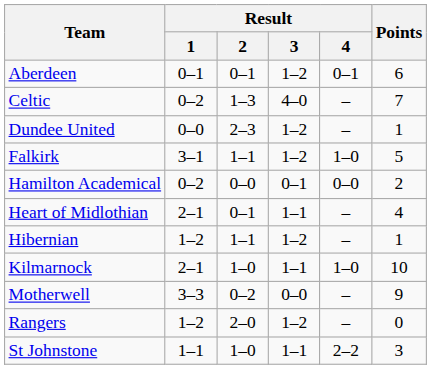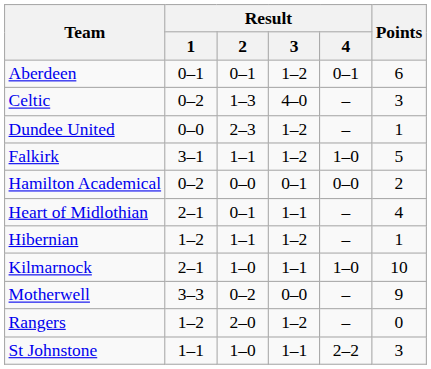(399, 101) 7 -> (399, 101) 3
